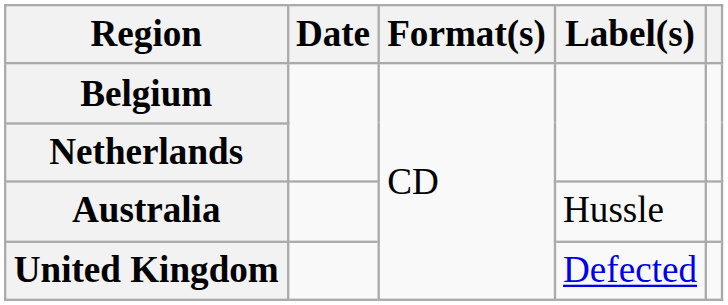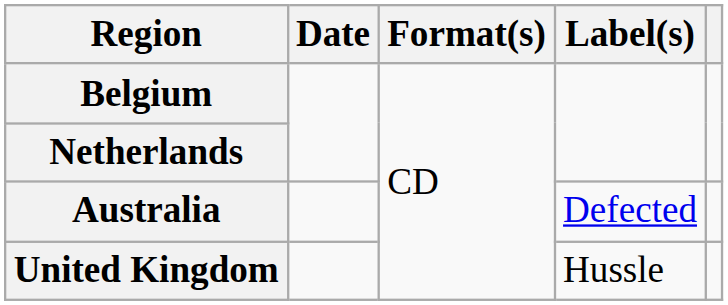(614, 210) Hussle -> (630, 210) Defected
(630, 269) Defected -> (614, 269) Hussle
